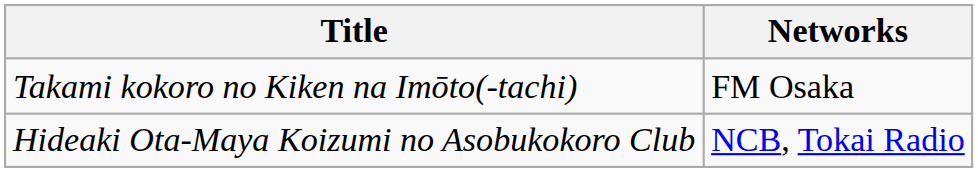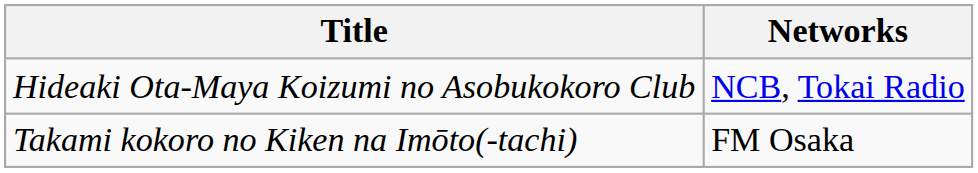rows swapped: (354, 139) <-> (295, 85)
